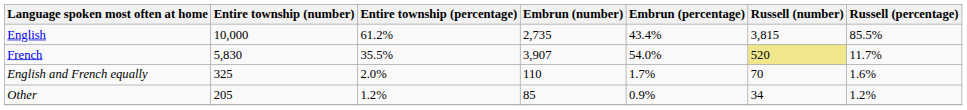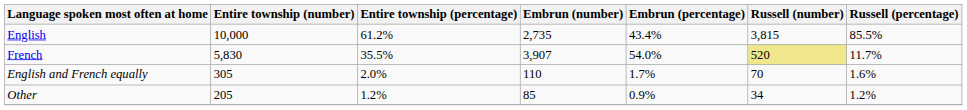(223, 74) 325 -> (223, 74) 305
